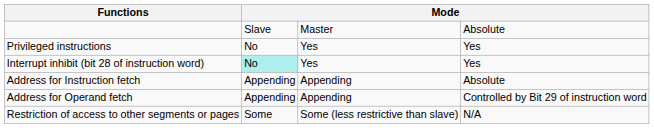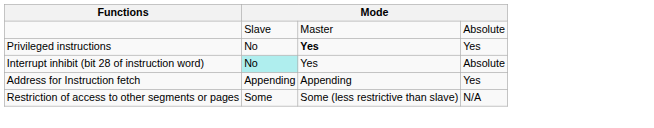(309, 47) normal -> (310, 47) bold
(472, 64) Yes -> (484, 64) Absolute
(484, 81) Absolute -> (472, 81) Yes
- row: (70, 98)
